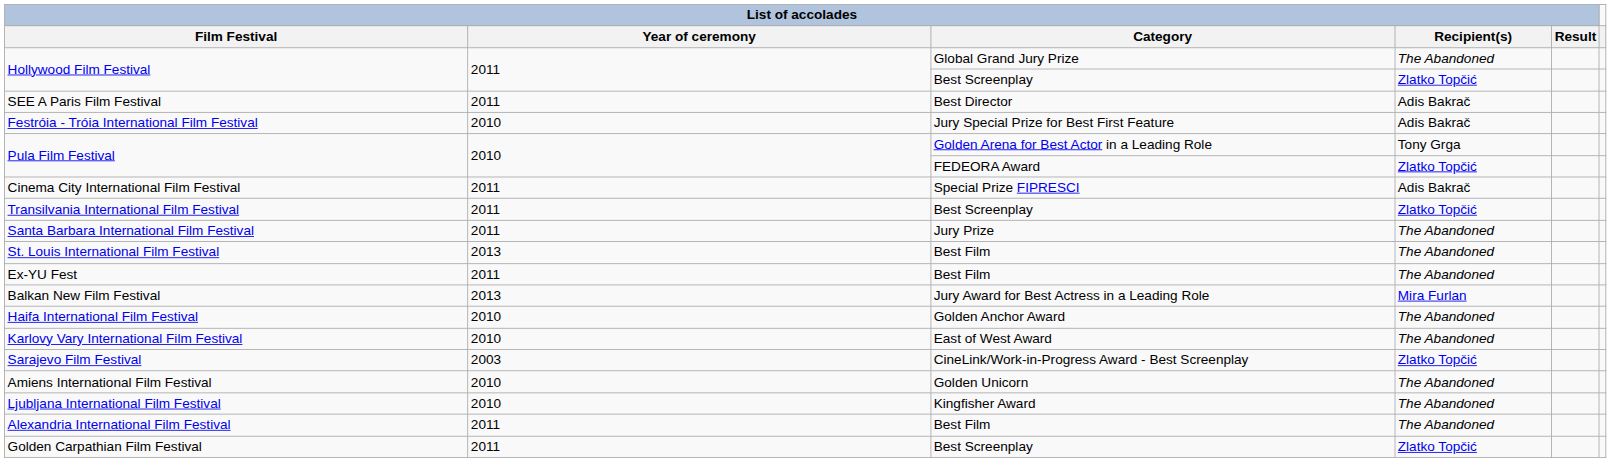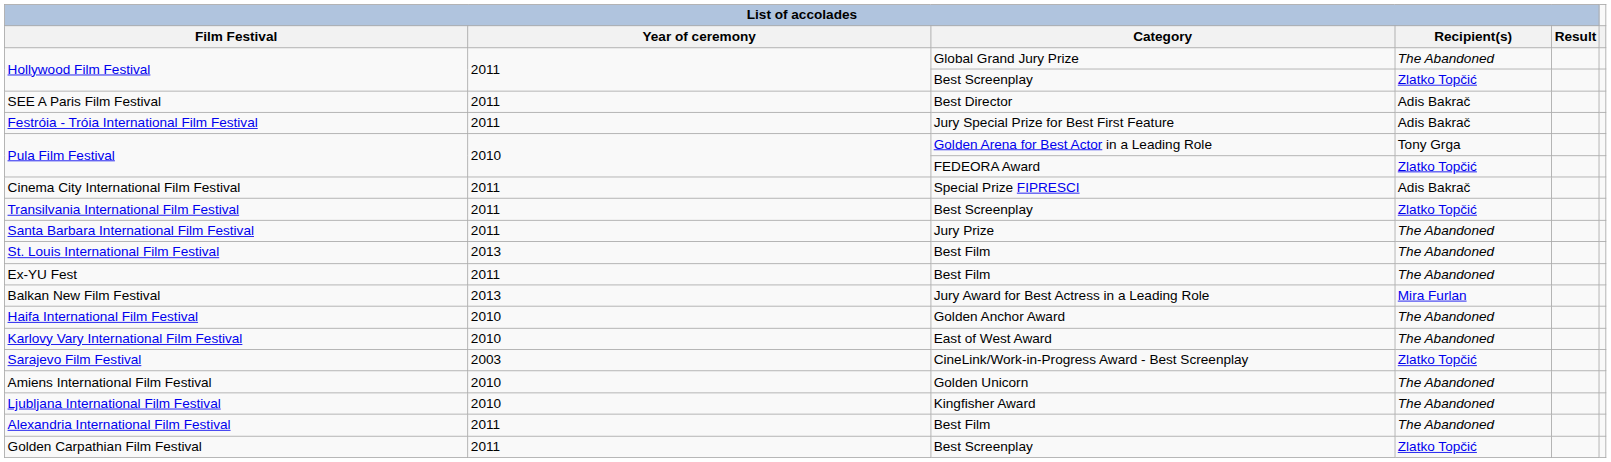(486, 123) 2010 -> (485, 123) 2011
